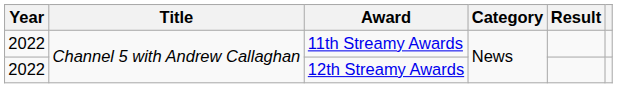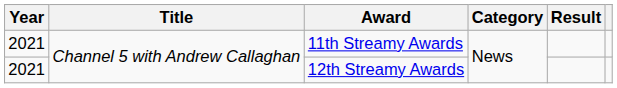(27, 43) 2022 -> (27, 43) 2021
(27, 69) 2022 -> (27, 69) 2021
